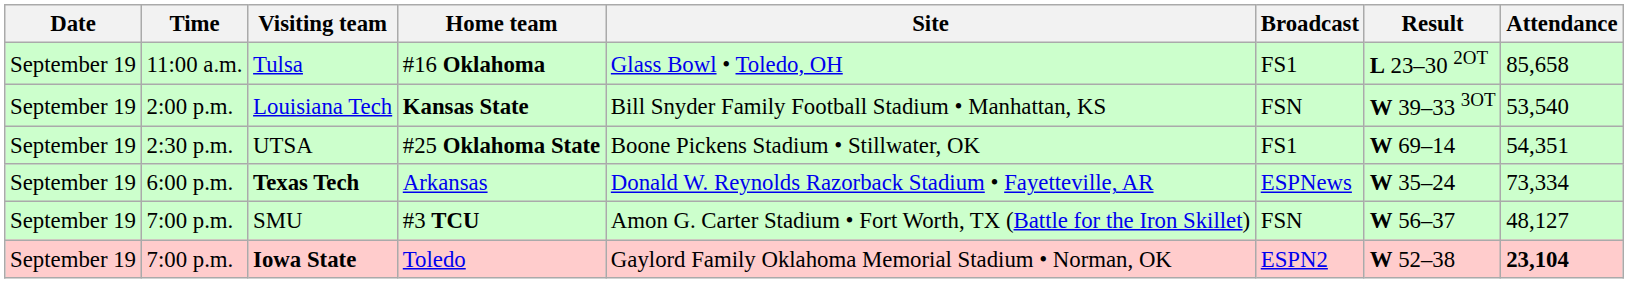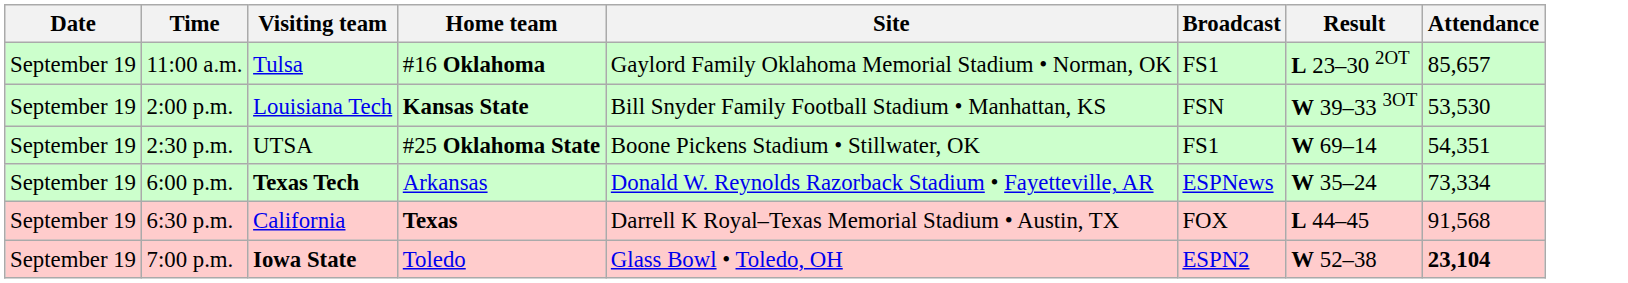(727, 63) Glass Bowl • Toledo, OH -> (891, 63) Gaylord Family Oklahoma Memorial Stadium • Norman, OK
(1538, 63) 85,658 -> (1459, 63) 85,657
(1538, 105) 53,540 -> (1459, 105) 53,530
+ row: (299, 220)
- row: (278, 220)
(891, 258) Gaylord Family Oklahoma Memorial Stadium • Norman, OK -> (727, 258) Glass Bowl • Toledo, OH
